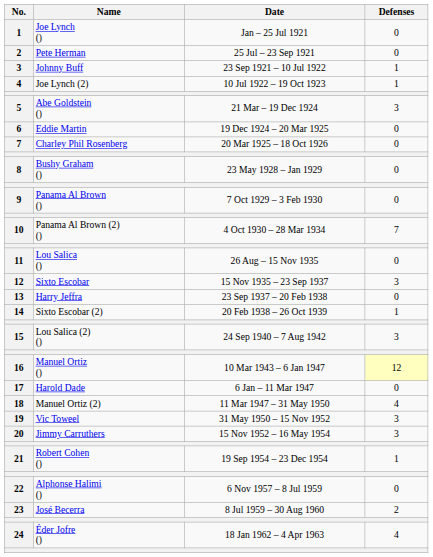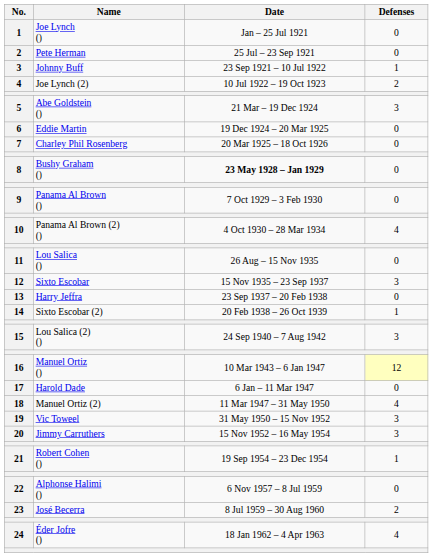(397, 83) 1 -> (397, 83) 2
(274, 169) normal -> (274, 169) bold
(397, 230) 7 -> (397, 230) 4
